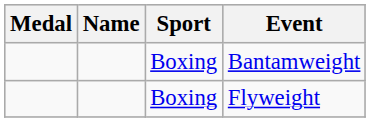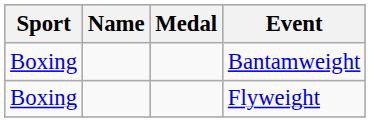columns swapped: (41, 23) <-> (184, 23)
